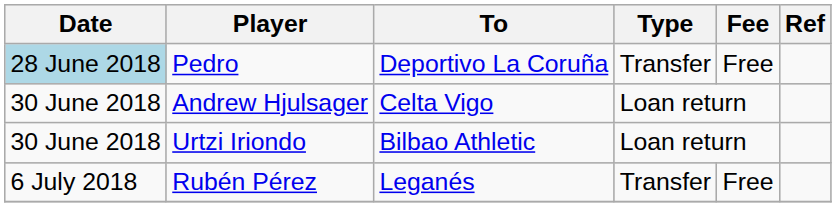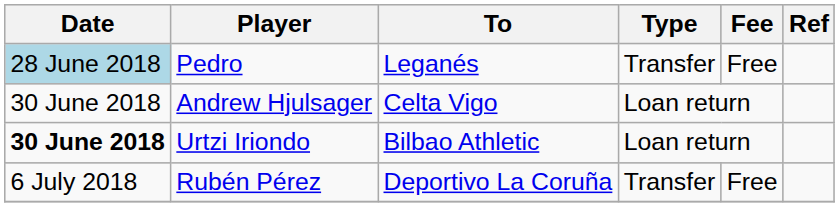(494, 63) Deportivo La Coruña -> (431, 63) Leganés
(86, 142) normal -> (88, 142) bold
(427, 181) Leganés -> (498, 181) Deportivo La Coruña
